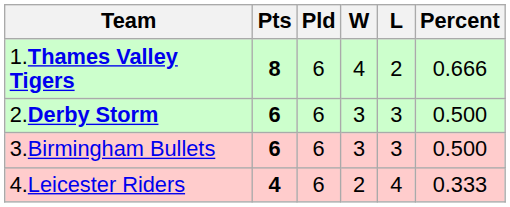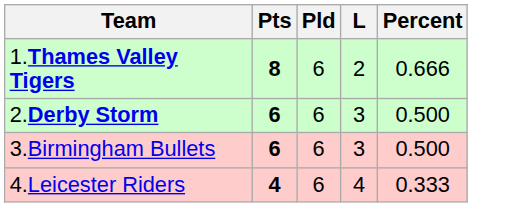- column: (359, 21)
